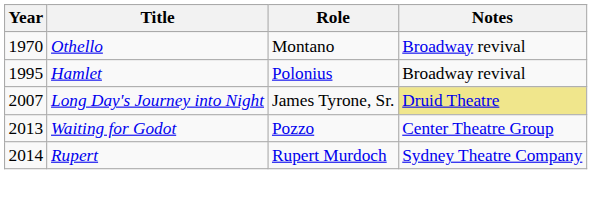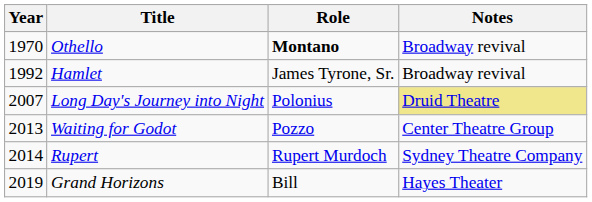(303, 45) normal -> (306, 45) bold
(26, 73) 1995 -> (26, 73) 1992
(302, 73) Polonius -> (333, 73) James Tyrone, Sr.
(333, 100) James Tyrone, Sr. -> (302, 100) Polonius
+ row: (107, 182)
